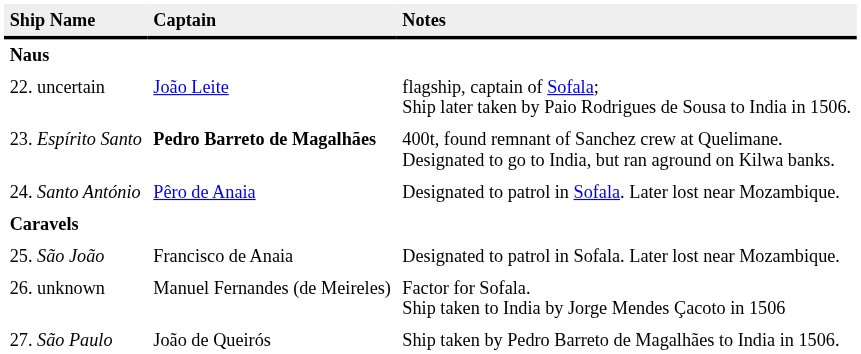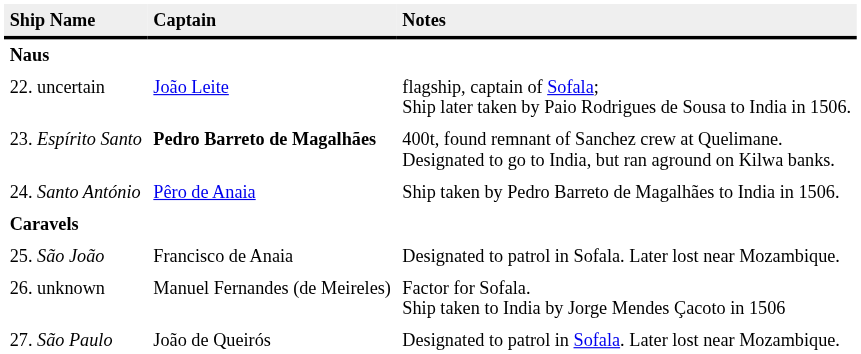(621, 192) Designated to patrol in Sofala. Later lost near Mozambique. -> (621, 192) Ship taken by Pedro Barreto de Magalhães to India in 1506.
(621, 340) Ship taken by Pedro Barreto de Magalhães to India in 1506. -> (621, 340) Designated to patrol in Sofala. Later lost near Mozambique.
